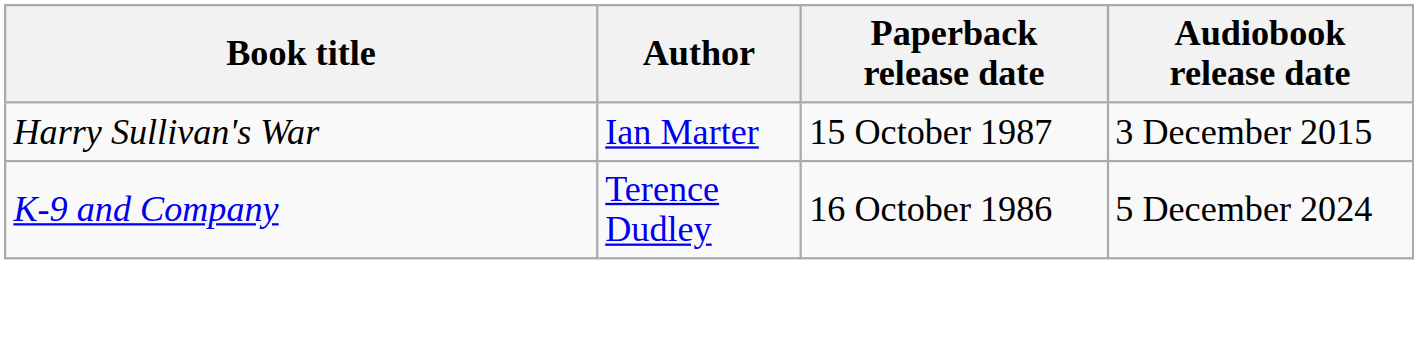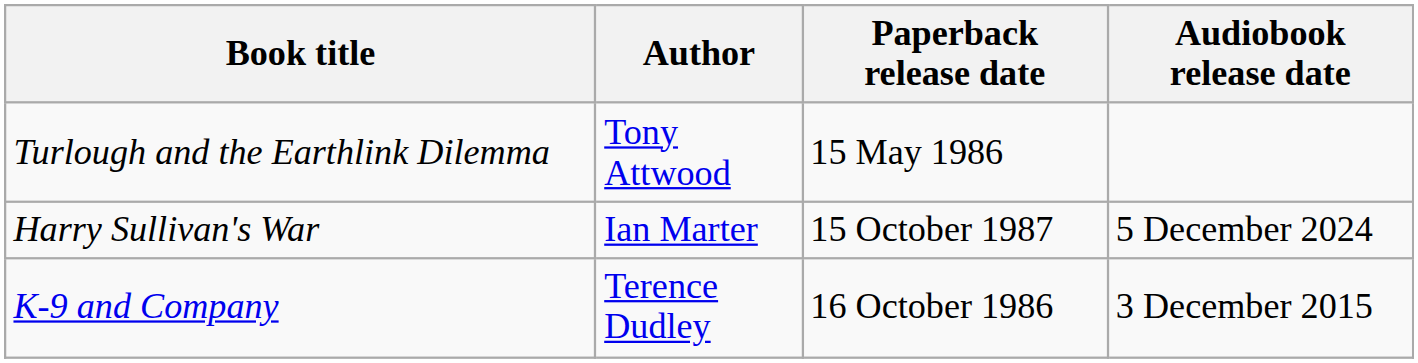+ row: (282, 151)
(1244, 131) 3 December 2015 -> (1244, 229) 5 December 2024
(1244, 208) 5 December 2024 -> (1244, 306) 3 December 2015
